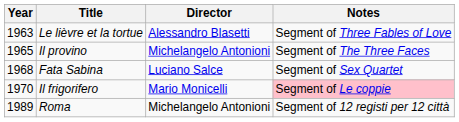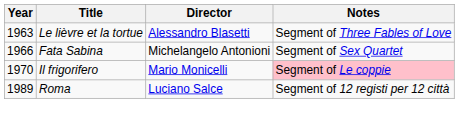- row: (63, 51)
(20, 70) 1968 -> (20, 51) 1966
(186, 70) Luciano Salce -> (209, 51) Michelangelo Antonioni
(209, 107) Michelangelo Antonioni -> (186, 88) Luciano Salce
